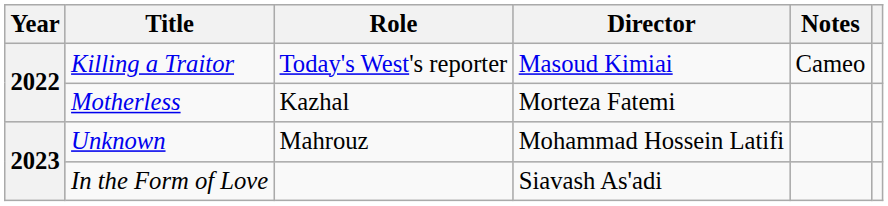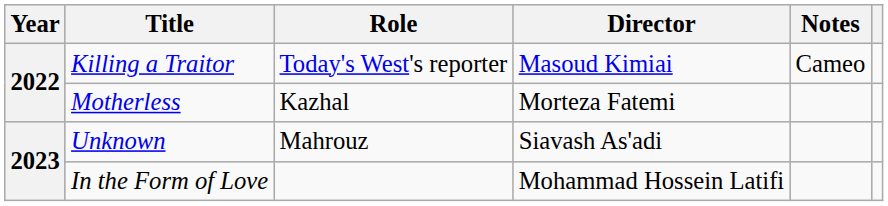(651, 141) Mohammad Hossein Latifi -> (590, 141) Siavash As'adi
(590, 180) Siavash As'adi -> (651, 180) Mohammad Hossein Latifi
